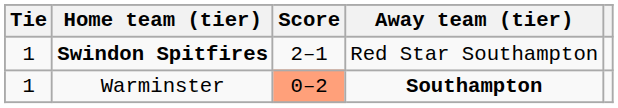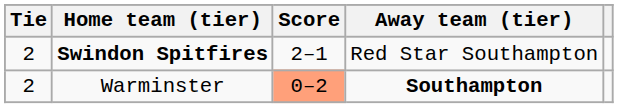(29, 54) 1 -> (29, 54) 2
(29, 86) 1 -> (29, 86) 2
